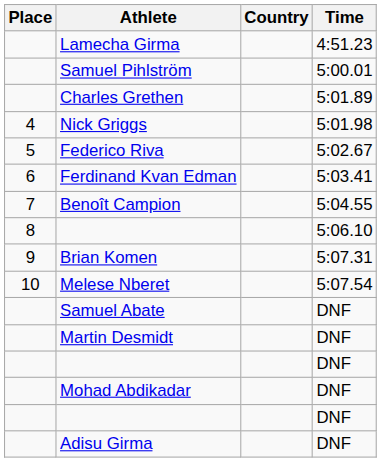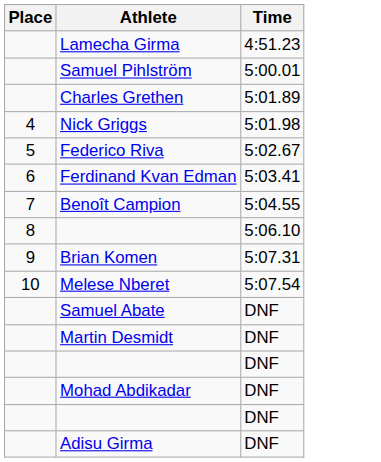- column: (276, 17)
